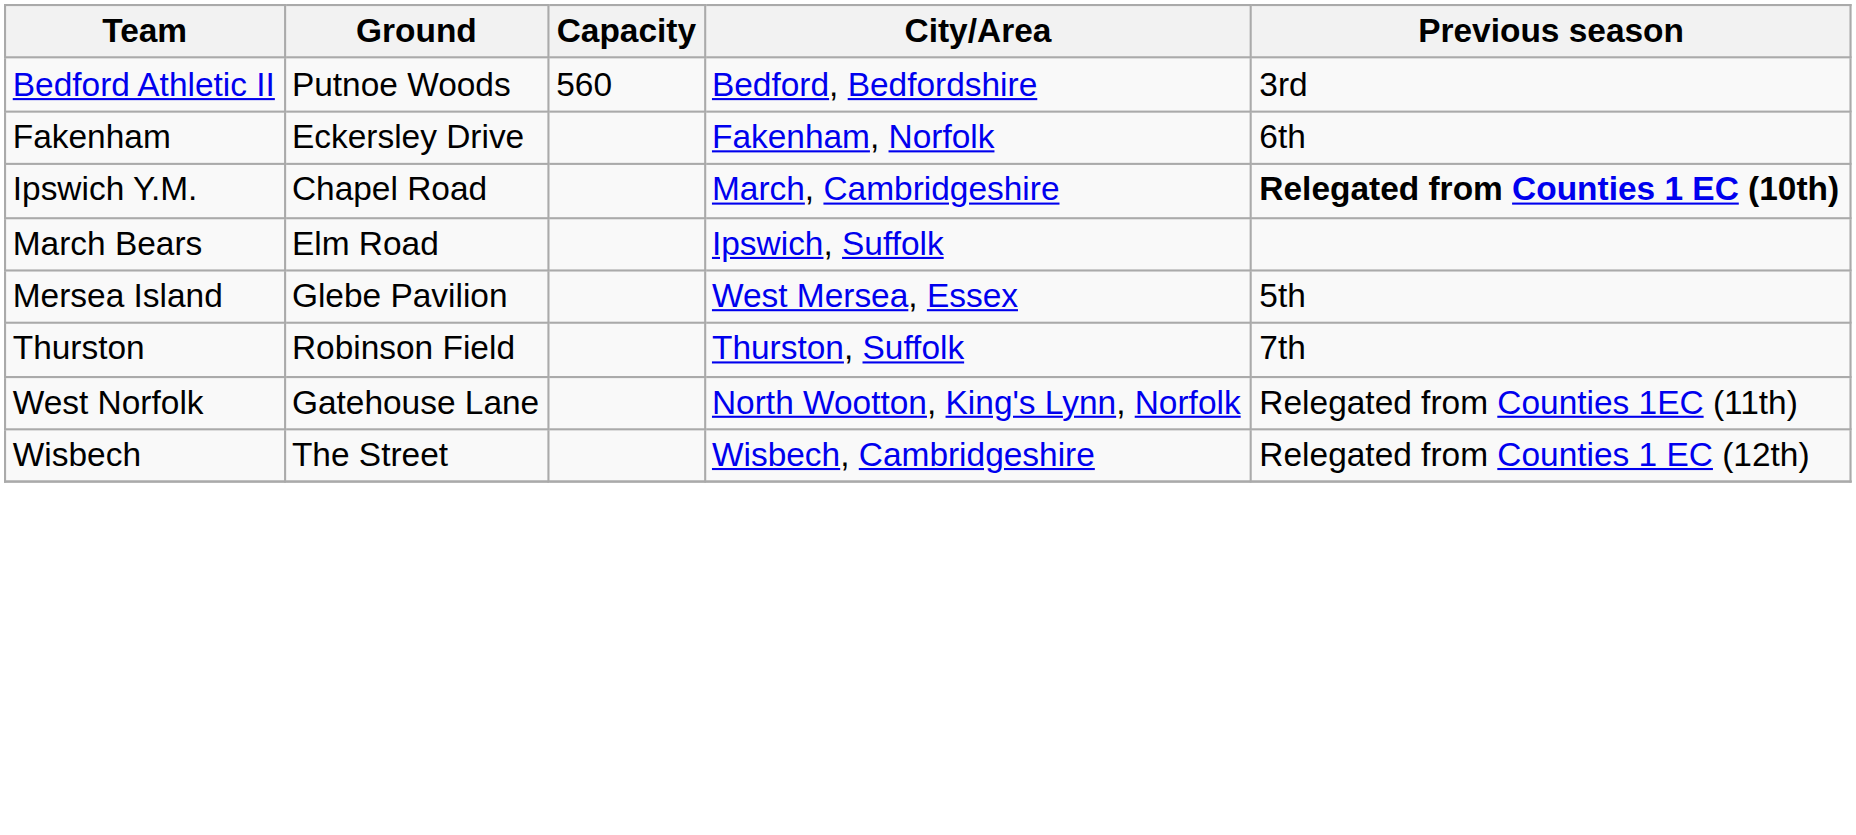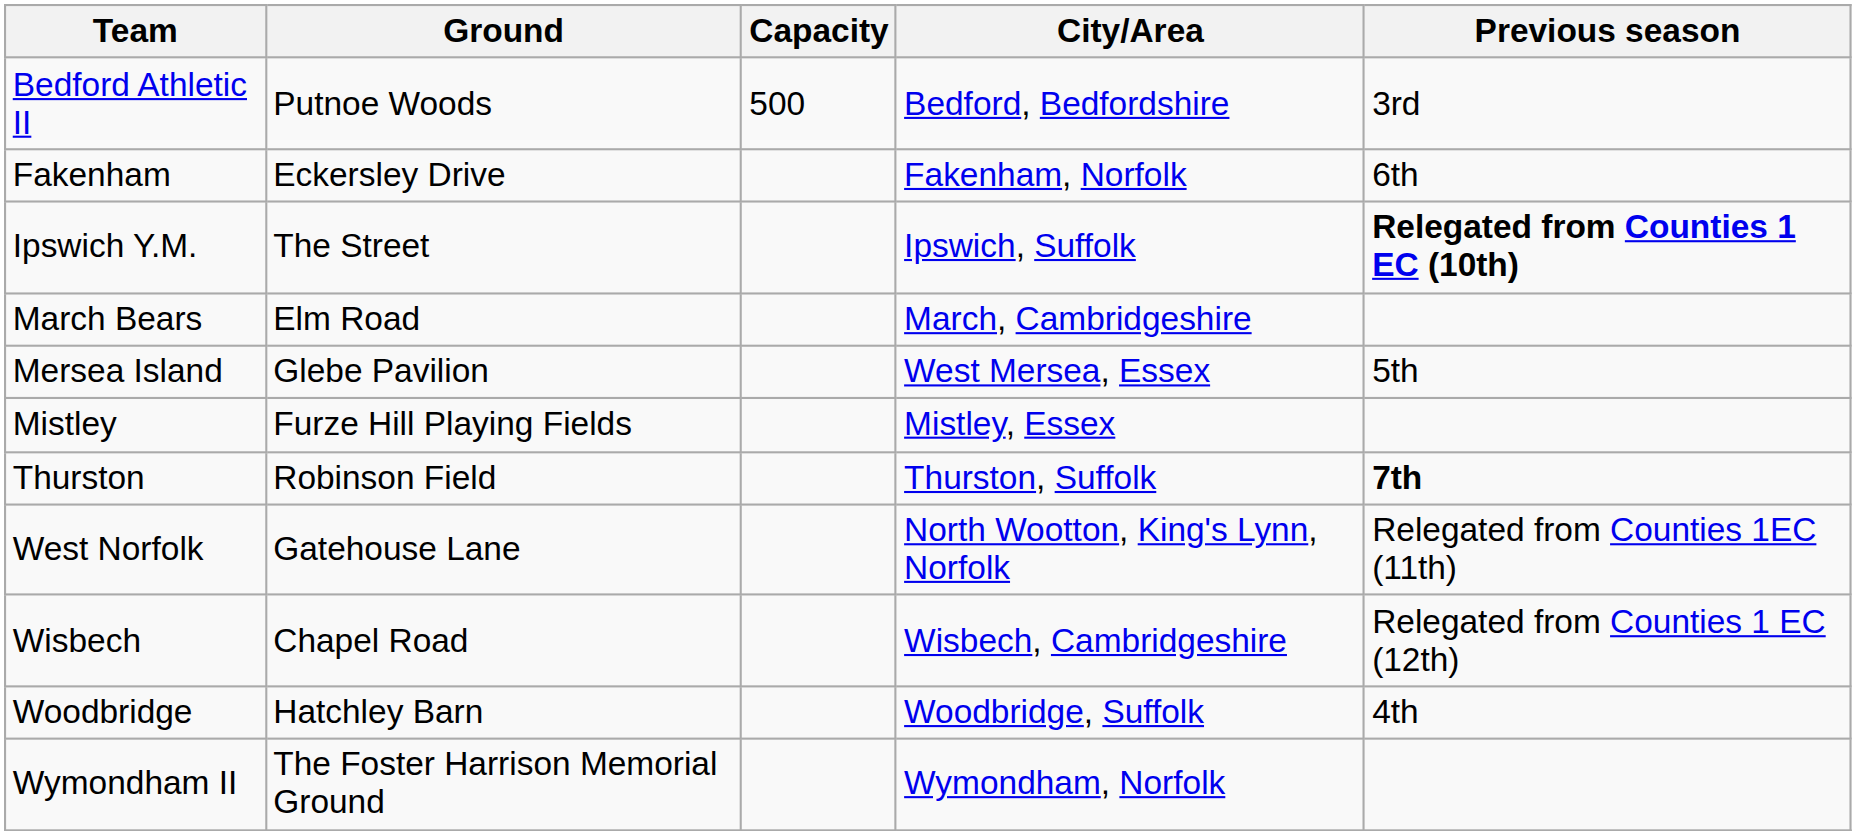(584, 84) 560 -> (777, 102) 500
(390, 190) Chapel Road -> (351, 246) The Street
(886, 190) March, Cambridgeshire -> (1020, 246) Ipswich, Suffolk
(828, 243) Ipswich, Suffolk -> (1078, 318) March, Cambridgeshire
+ row: (65, 424)
(1283, 349) normal -> (1397, 477) bold
(370, 455) The Street -> (371, 639) Chapel Road
+ row: (103, 711)
+ row: (125, 783)
